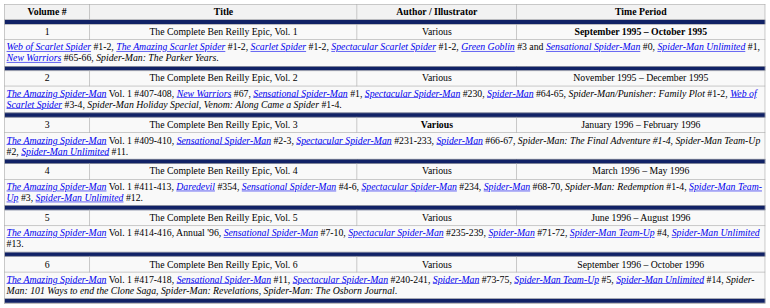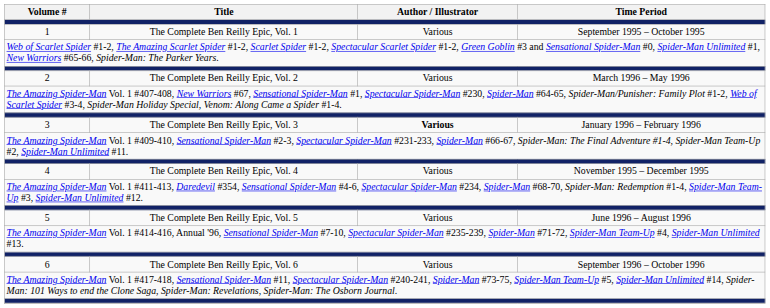(641, 32) bold -> (641, 32) normal
(641, 78) November 1995 – December 1995 -> (641, 78) March 1996 – May 1996
(641, 171) March 1996 – May 1996 -> (641, 171) November 1995 – December 1995
